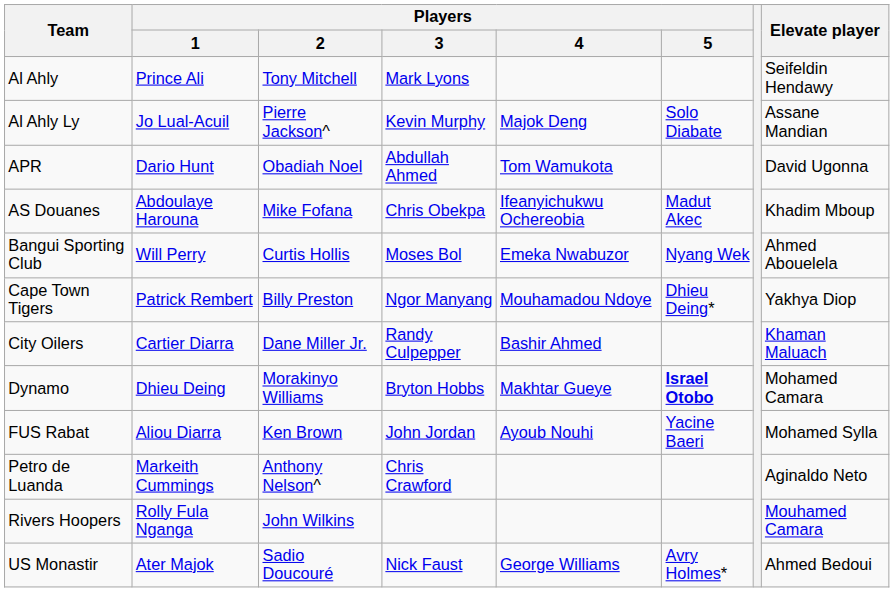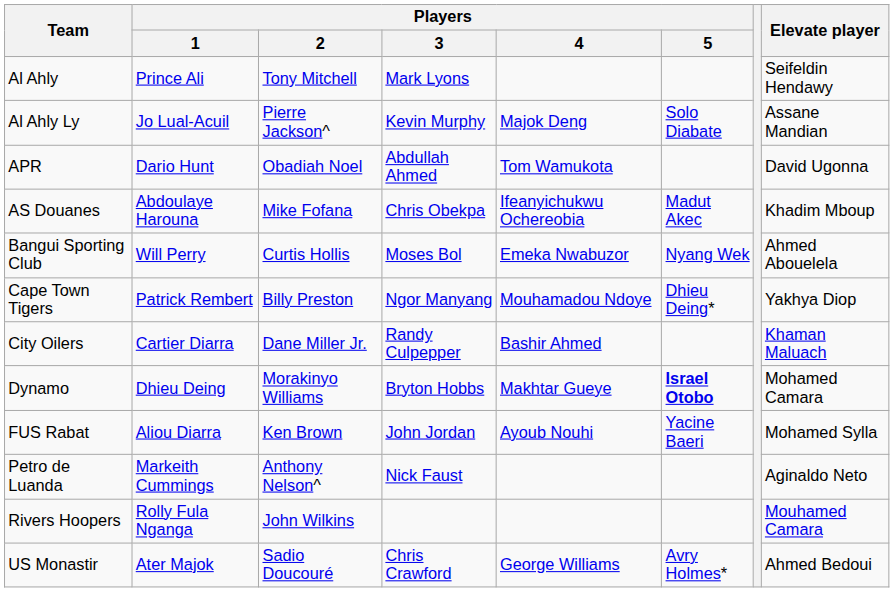(419, 476) Chris Crawford -> (424, 476) Nick Faust
(424, 565) Nick Faust -> (419, 565) Chris Crawford
